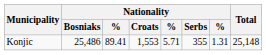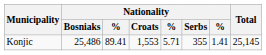(220, 42) 1.31 -> (220, 42) 1.41
(246, 42) 25,148 -> (246, 42) 25,145
